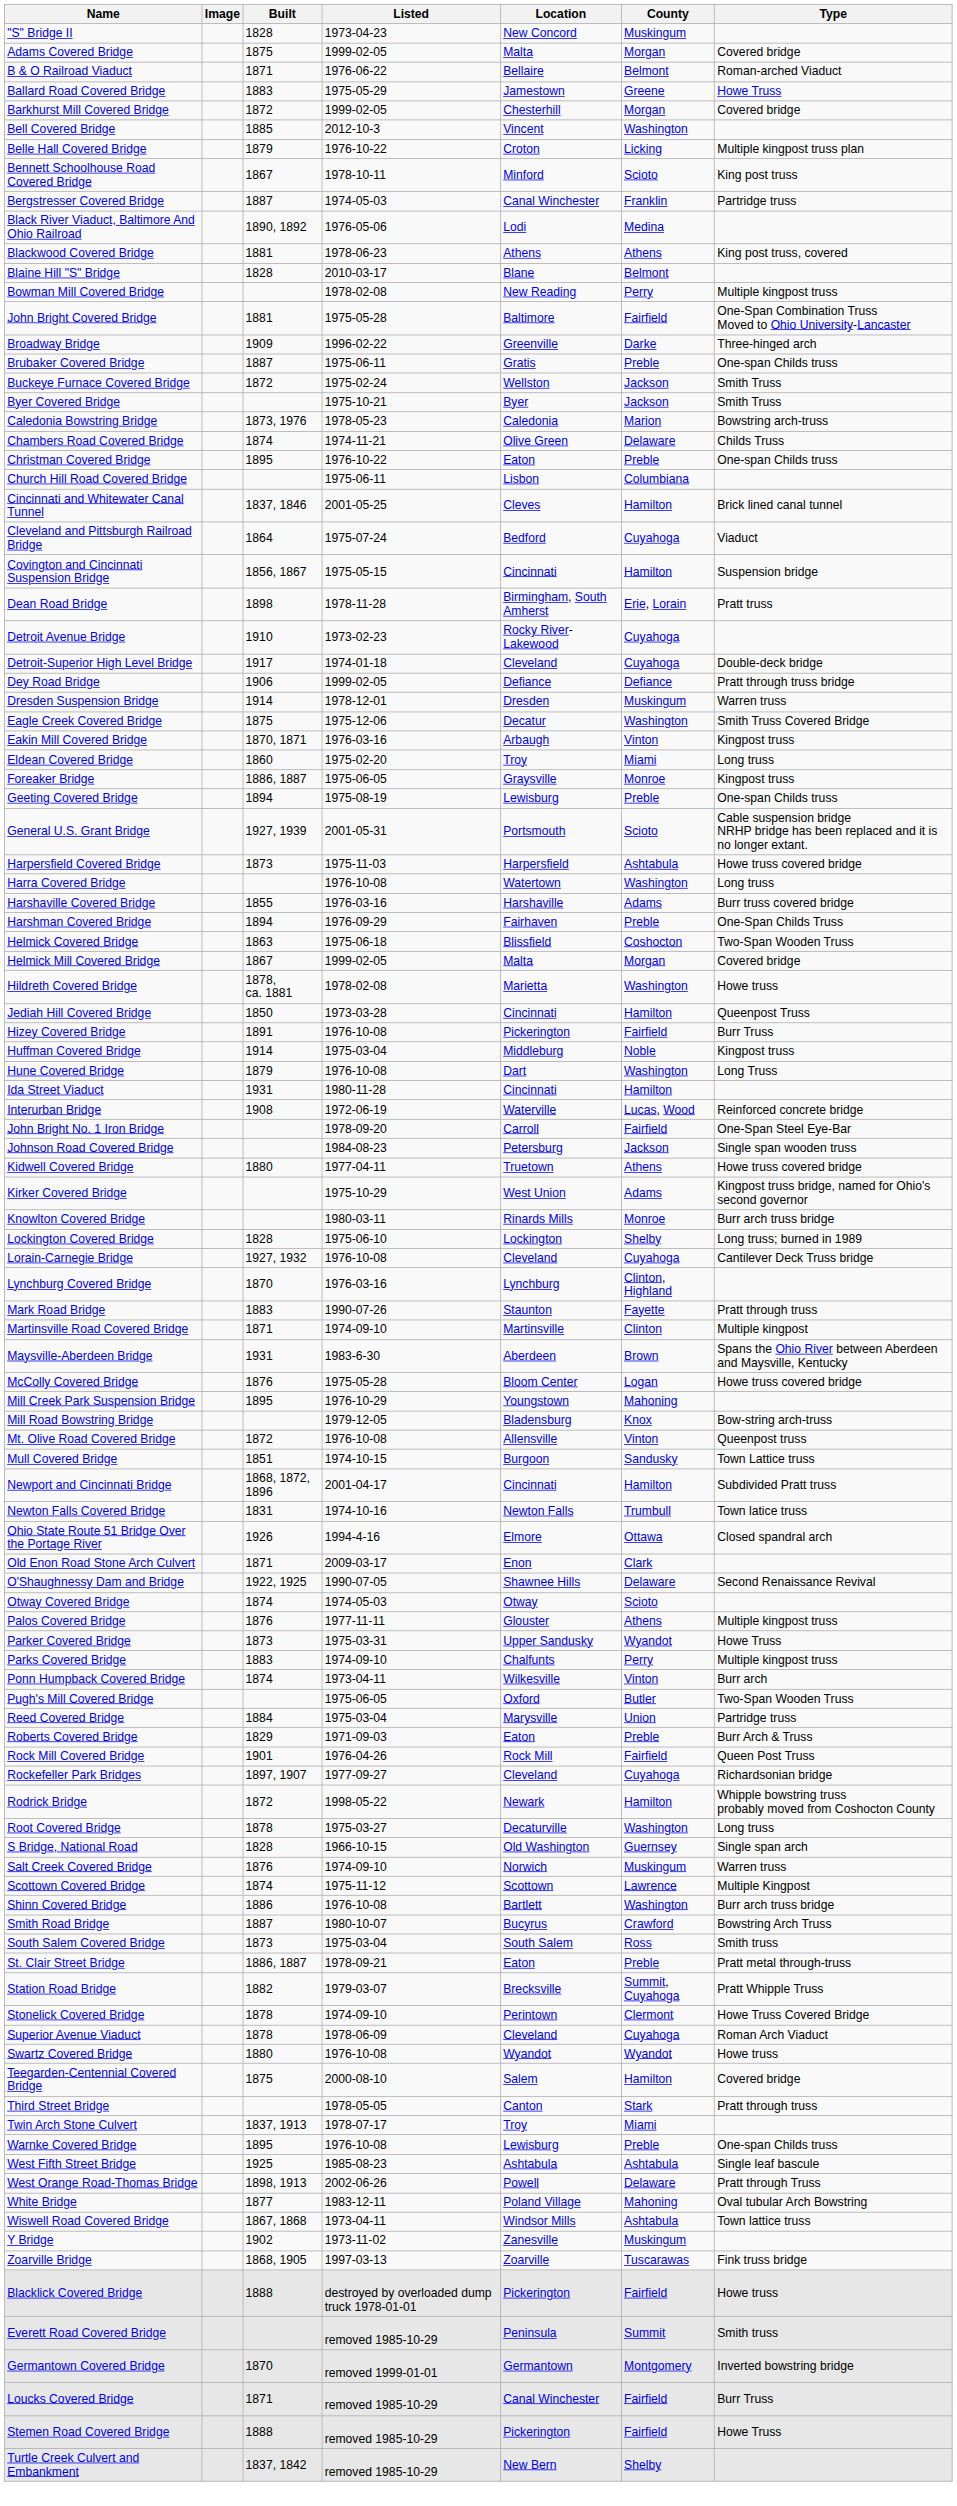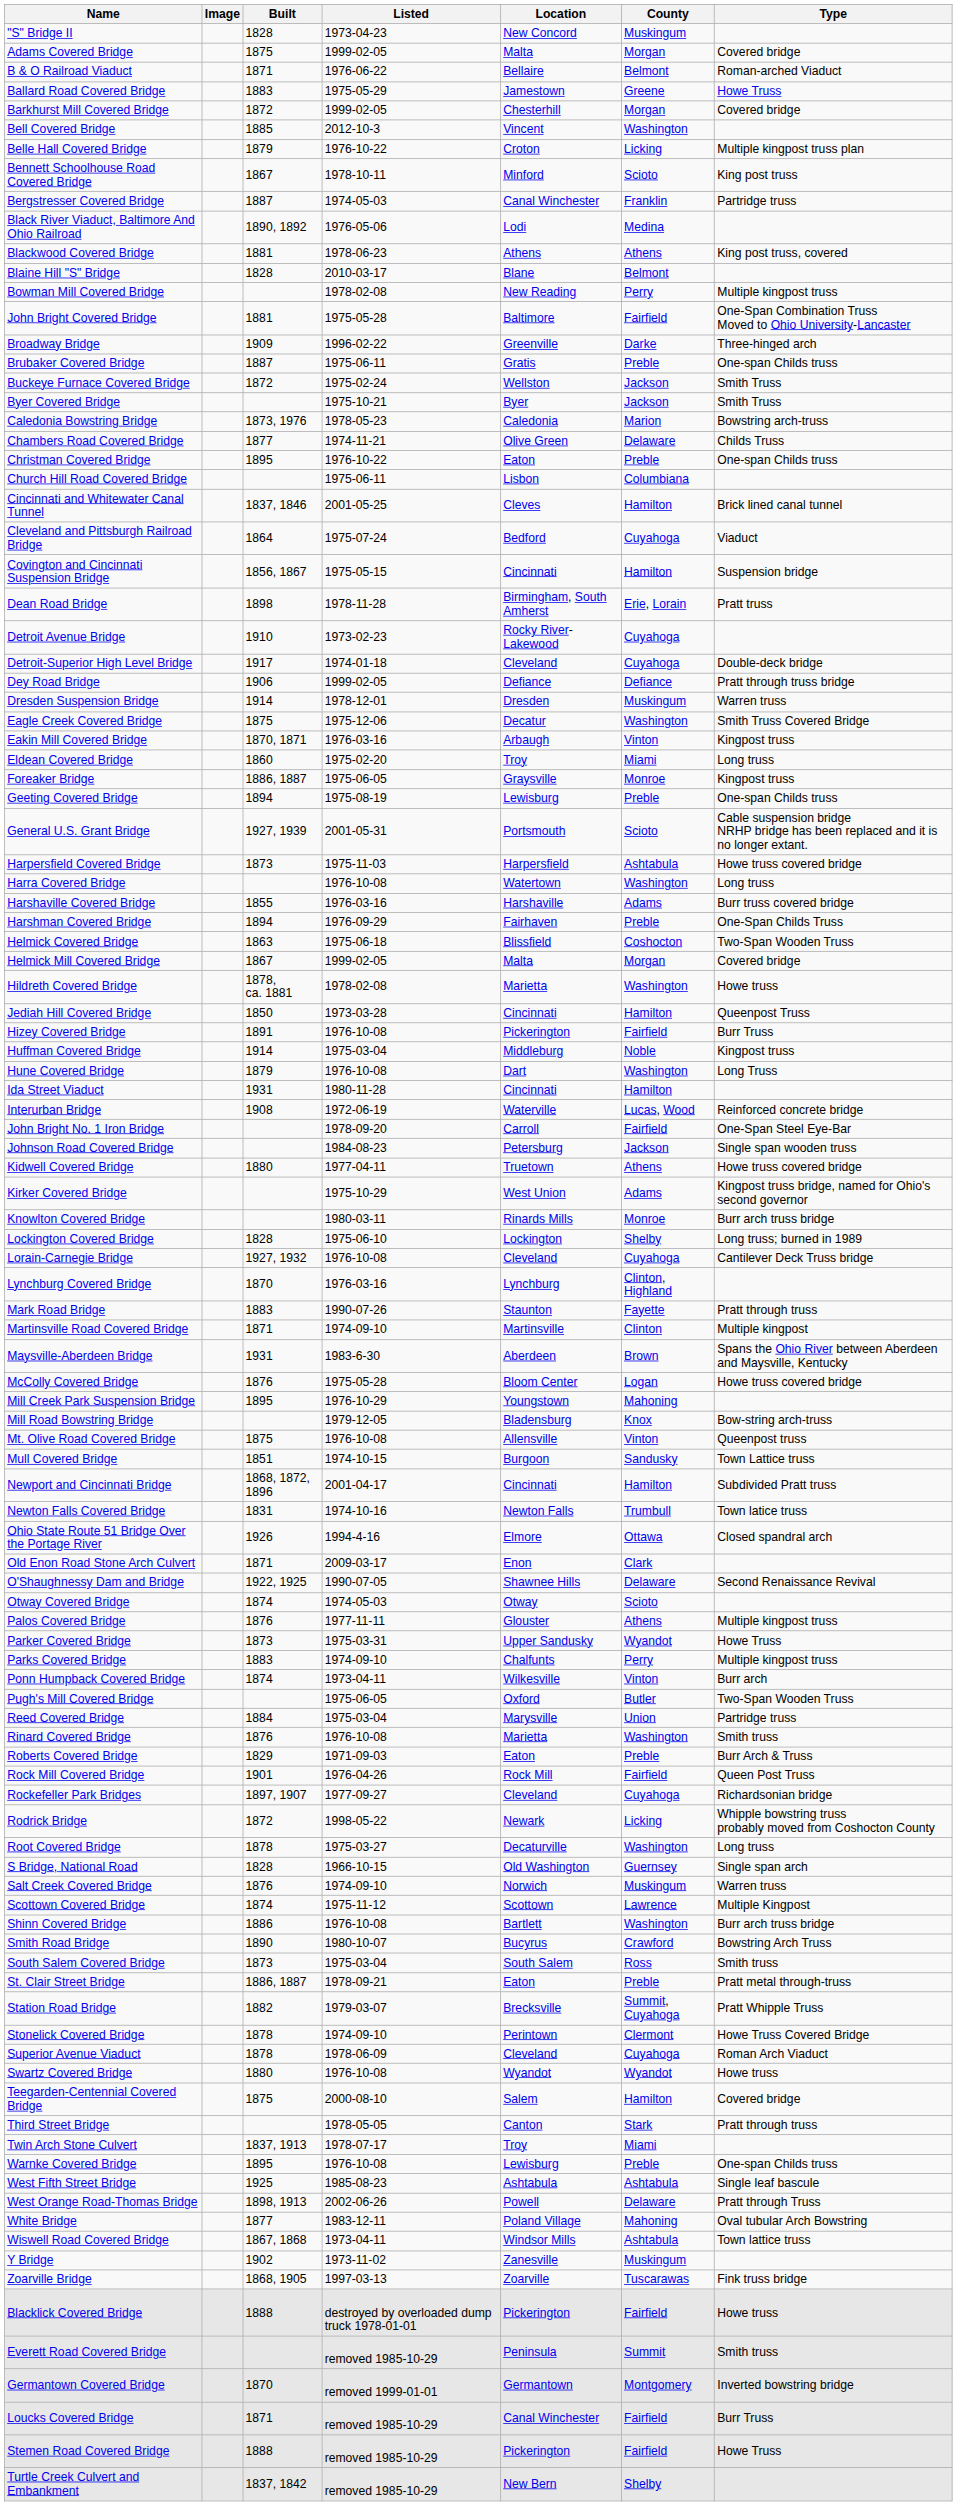(259, 440) 1874 -> (259, 440) 1877
(259, 1439) 1872 -> (259, 1439) 1875
+ row: (69, 1737)
(648, 1801) Hamilton -> (643, 1821) Licking
(259, 1924) 1887 -> (259, 1943) 1890
